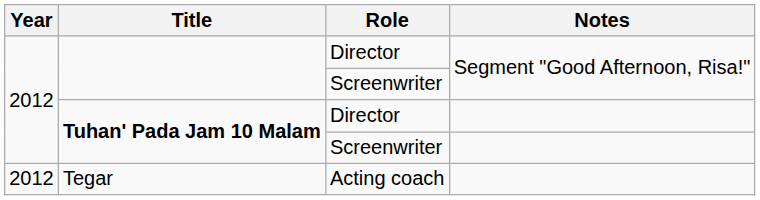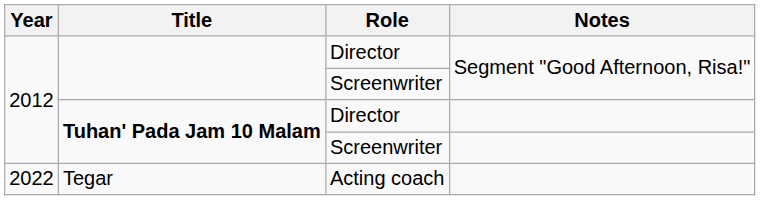(31, 178) 2012 -> (31, 178) 2022
